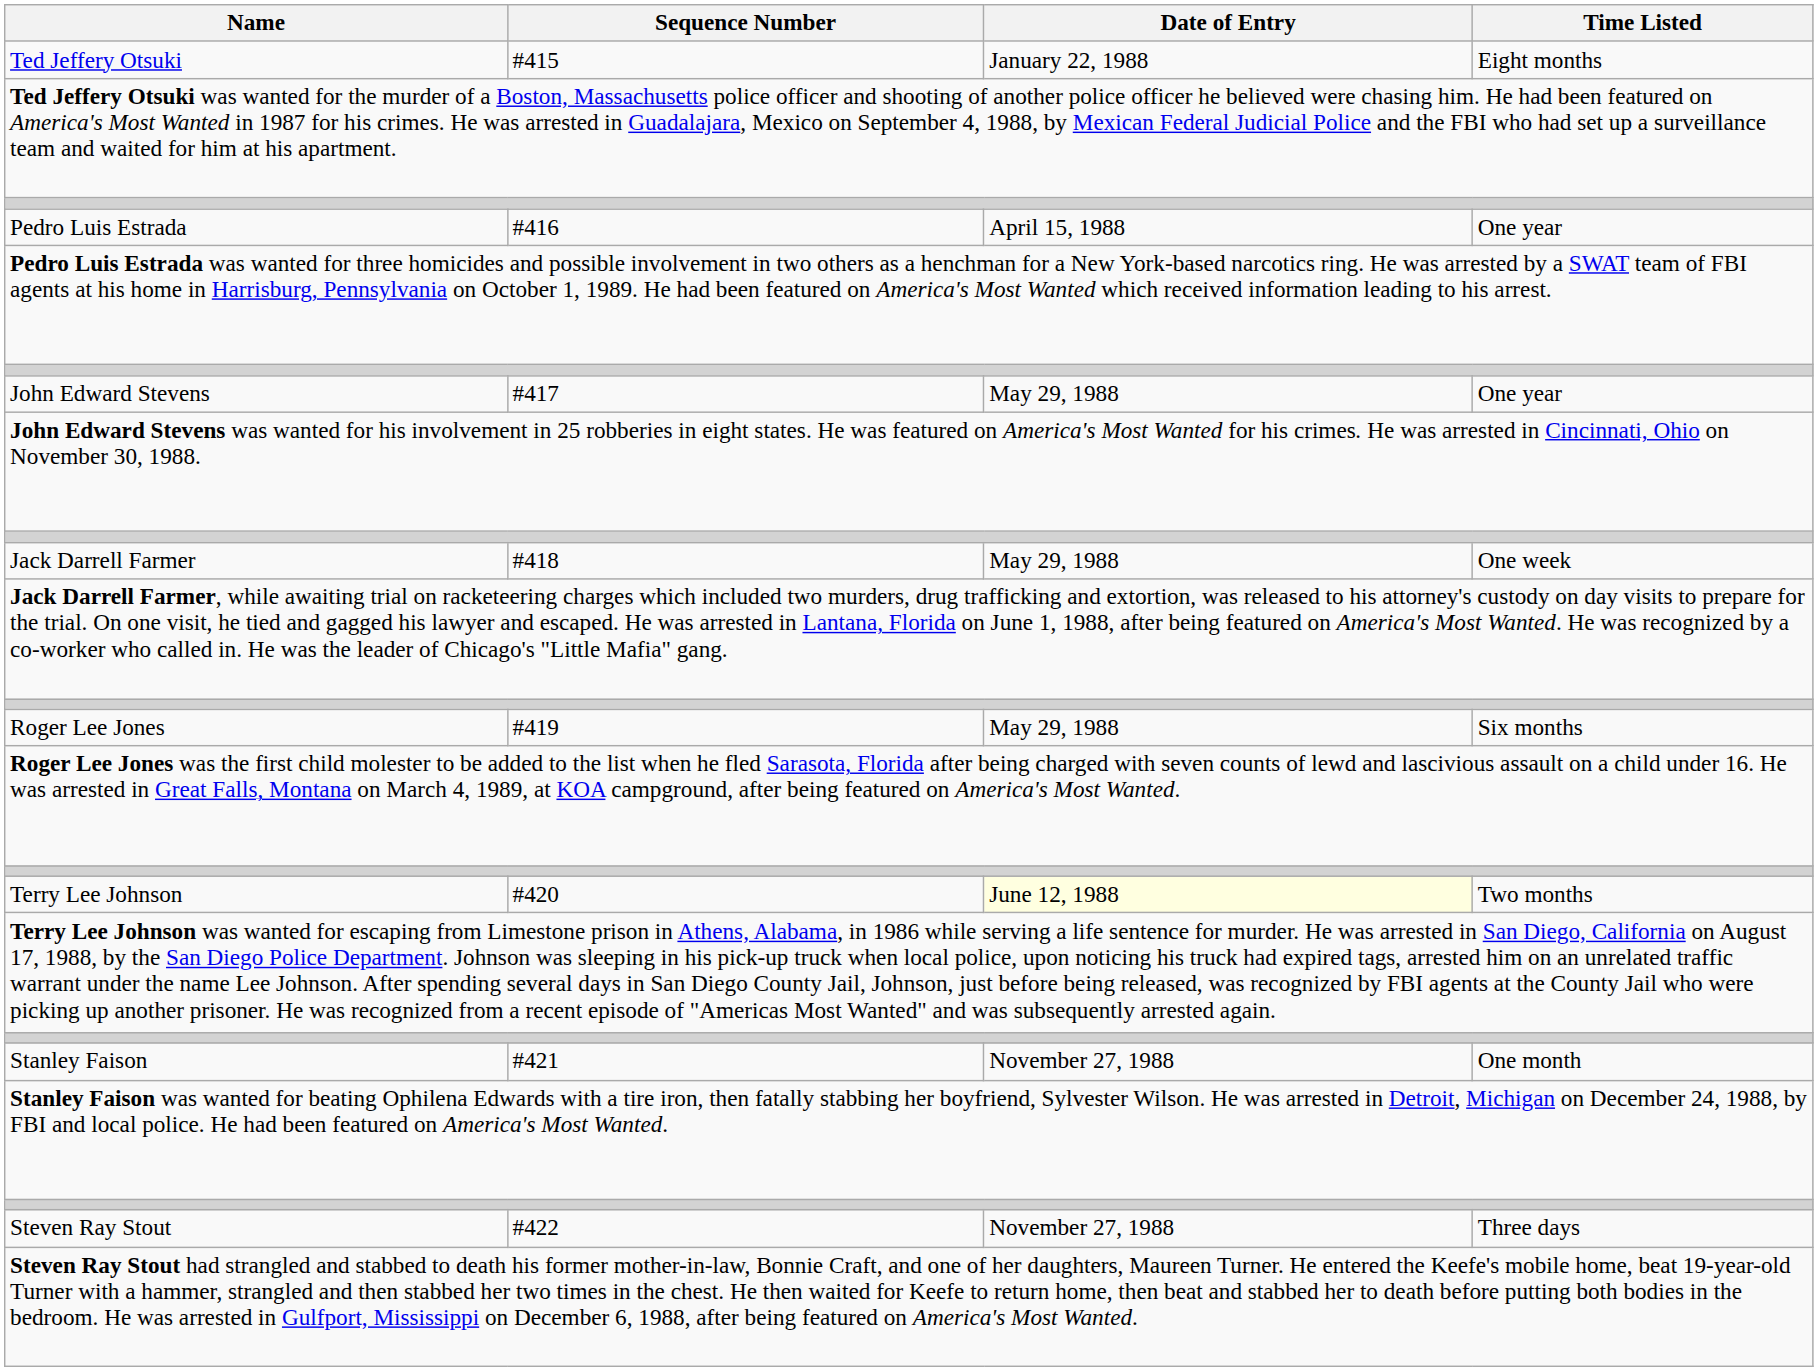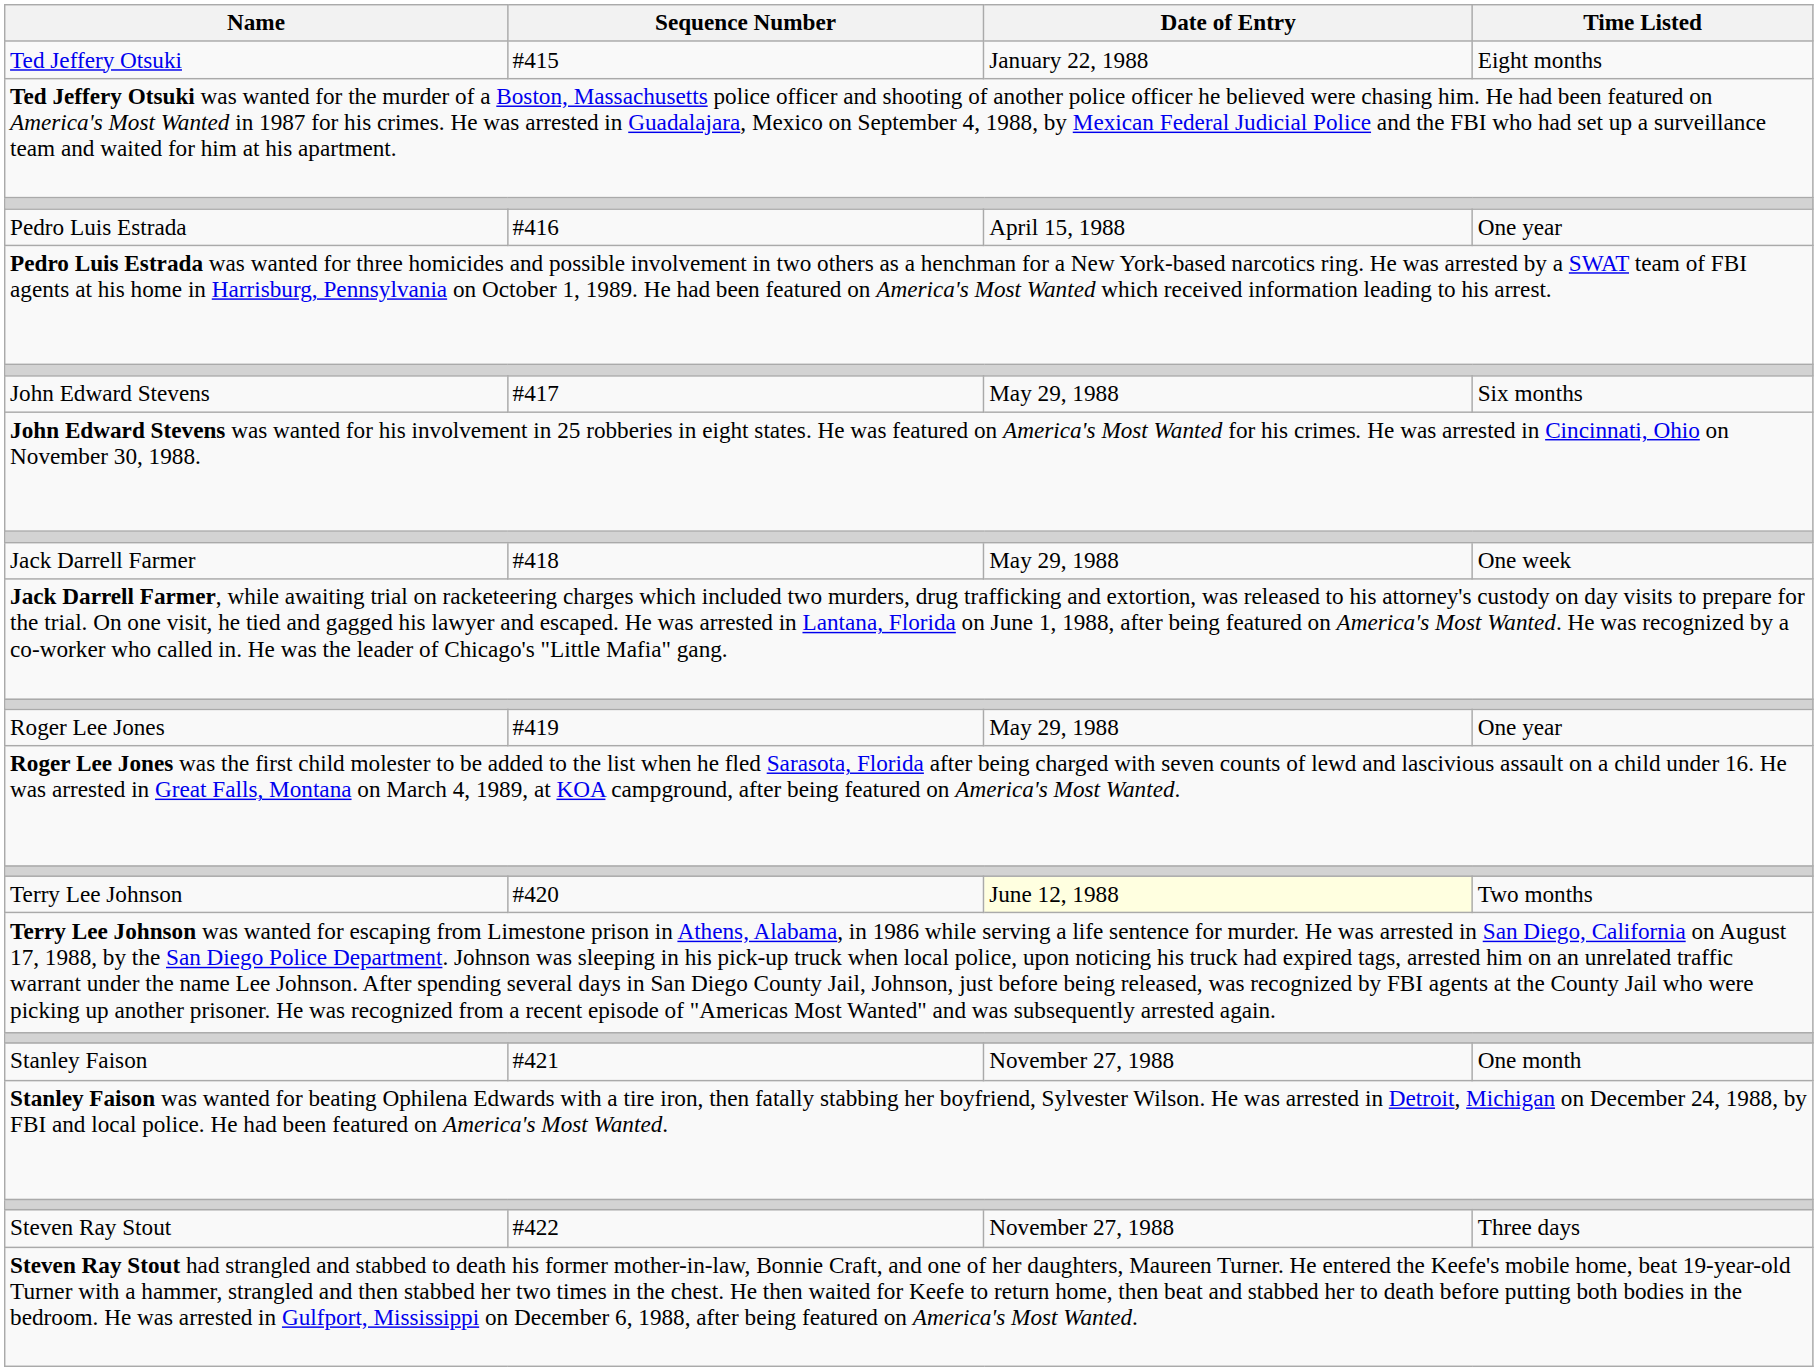(1520, 393) One year -> (1530, 393) Six months
(1530, 727) Six months -> (1520, 727) One year
